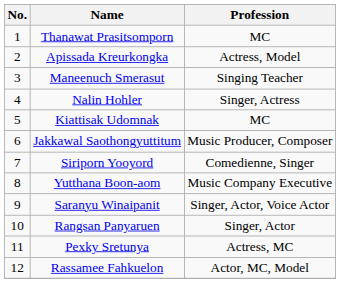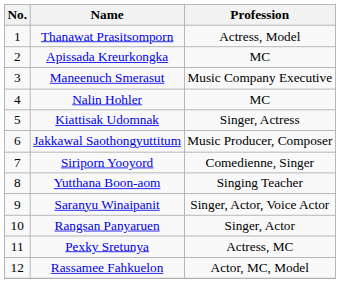(260, 36) MC -> (260, 36) Actress, Model
(260, 57) Actress, Model -> (260, 57) MC
(260, 78) Singing Teacher -> (260, 78) Music Company Executive
(260, 99) Singer, Actress -> (260, 99) MC
(260, 120) MC -> (260, 120) Singer, Actress
(260, 183) Music Company Executive -> (260, 183) Singing Teacher
